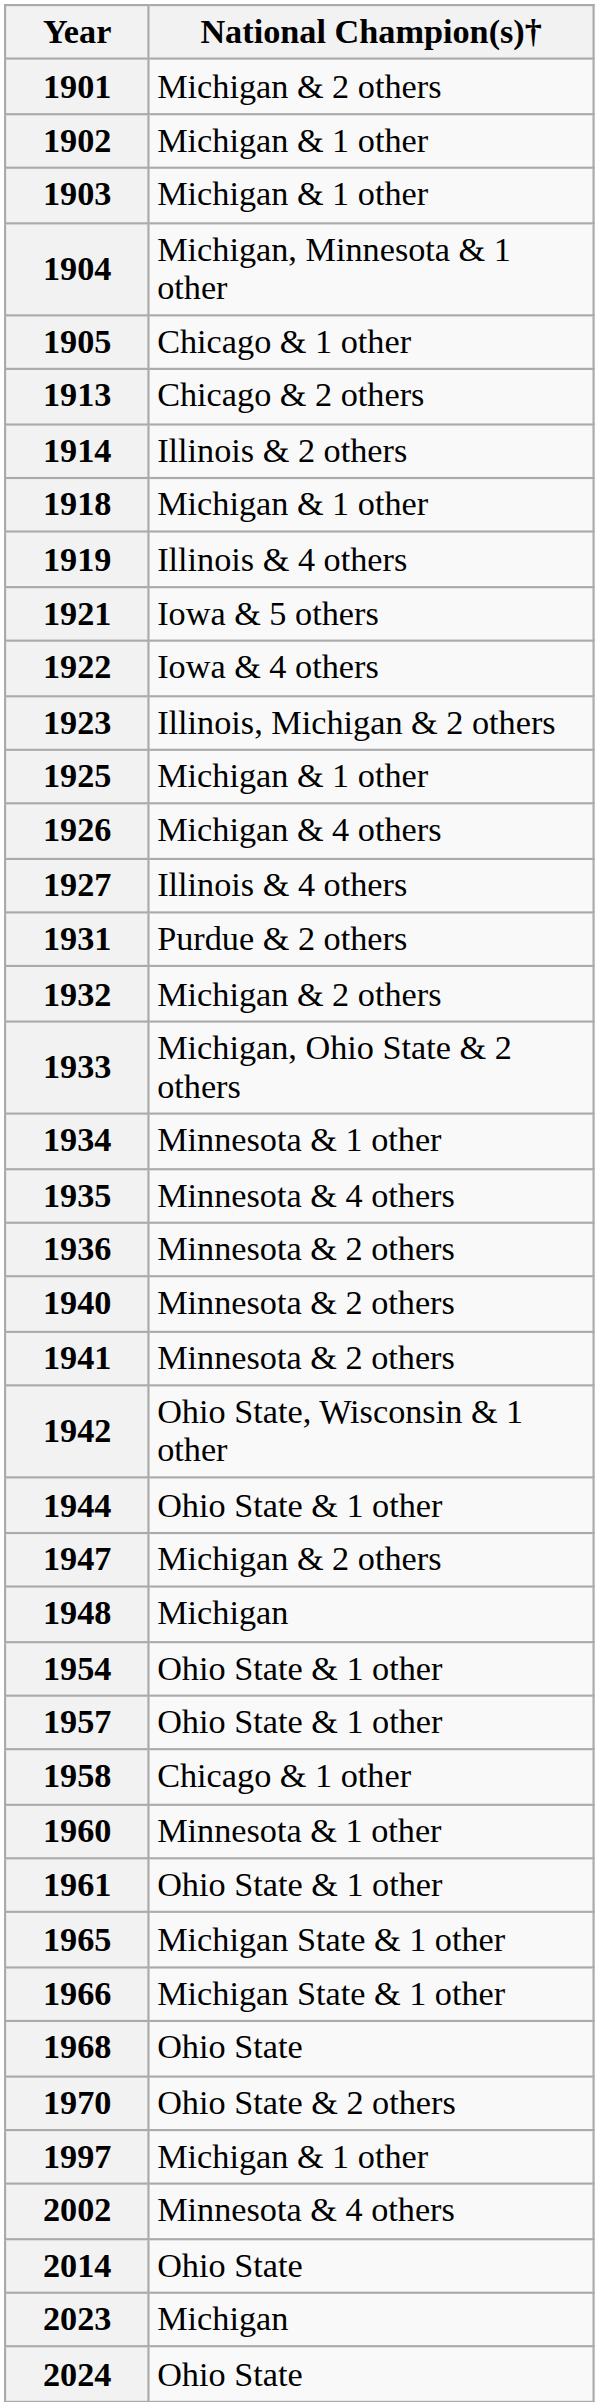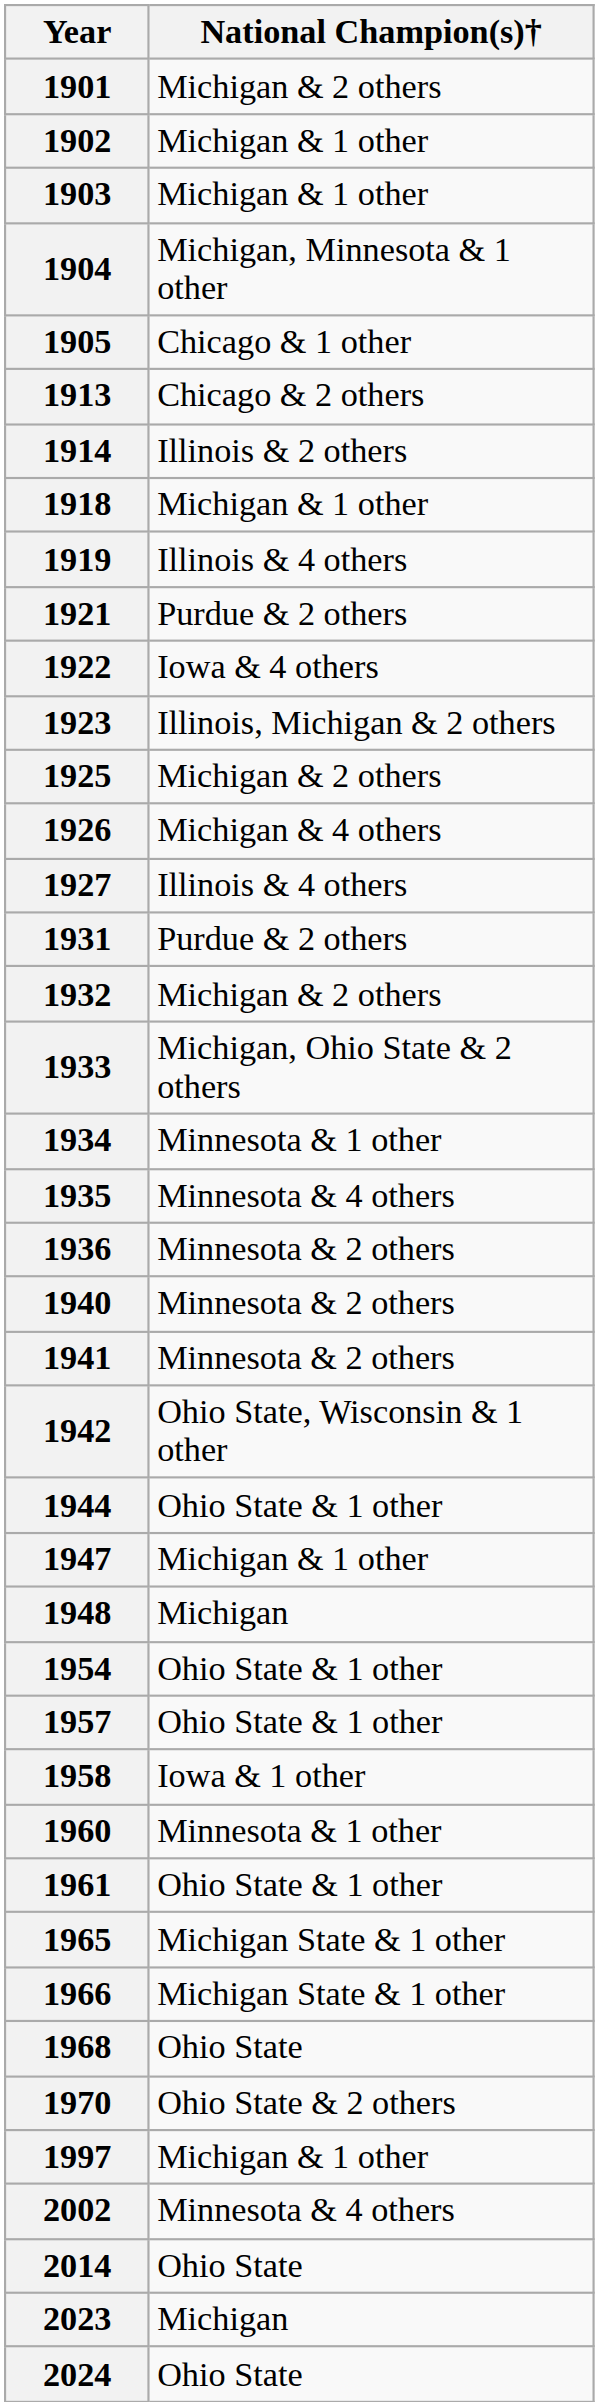(268, 613) Iowa & 5 others -> (282, 613) Purdue & 2 others
(293, 776) Michigan & 1 other -> (299, 776) Michigan & 2 others
(299, 1559) Michigan & 2 others -> (293, 1559) Michigan & 1 other
(284, 1776) Chicago & 1 other -> (261, 1776) Iowa & 1 other
